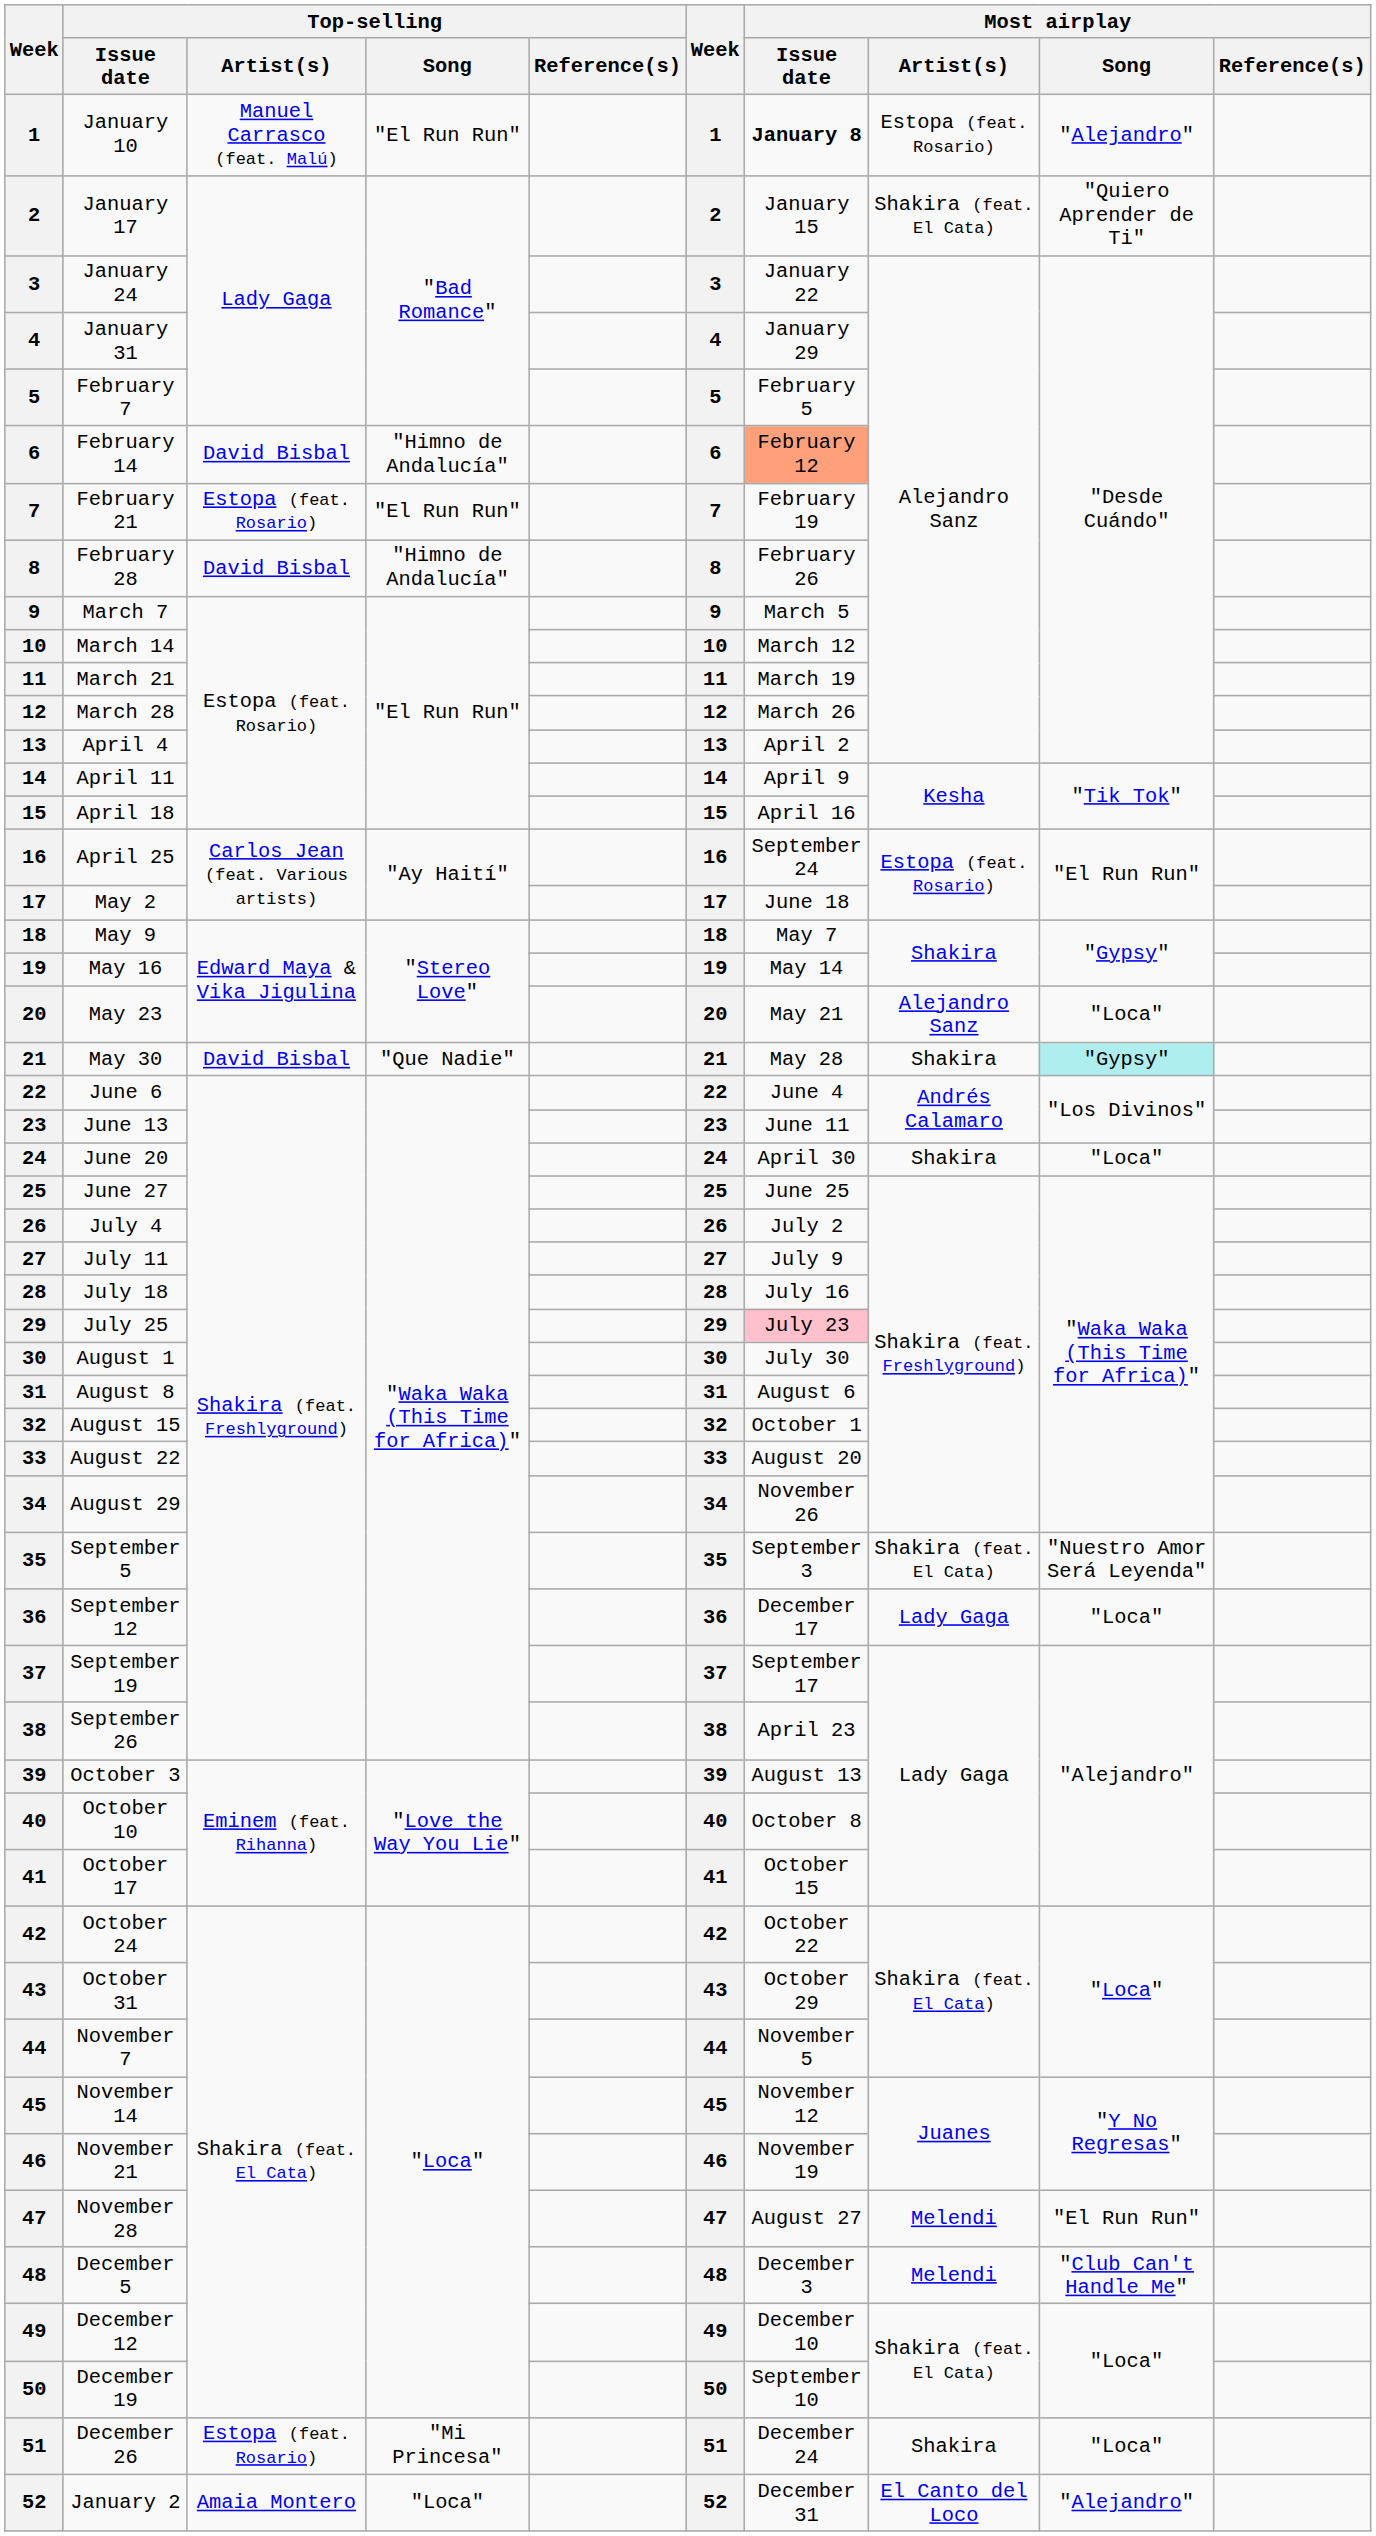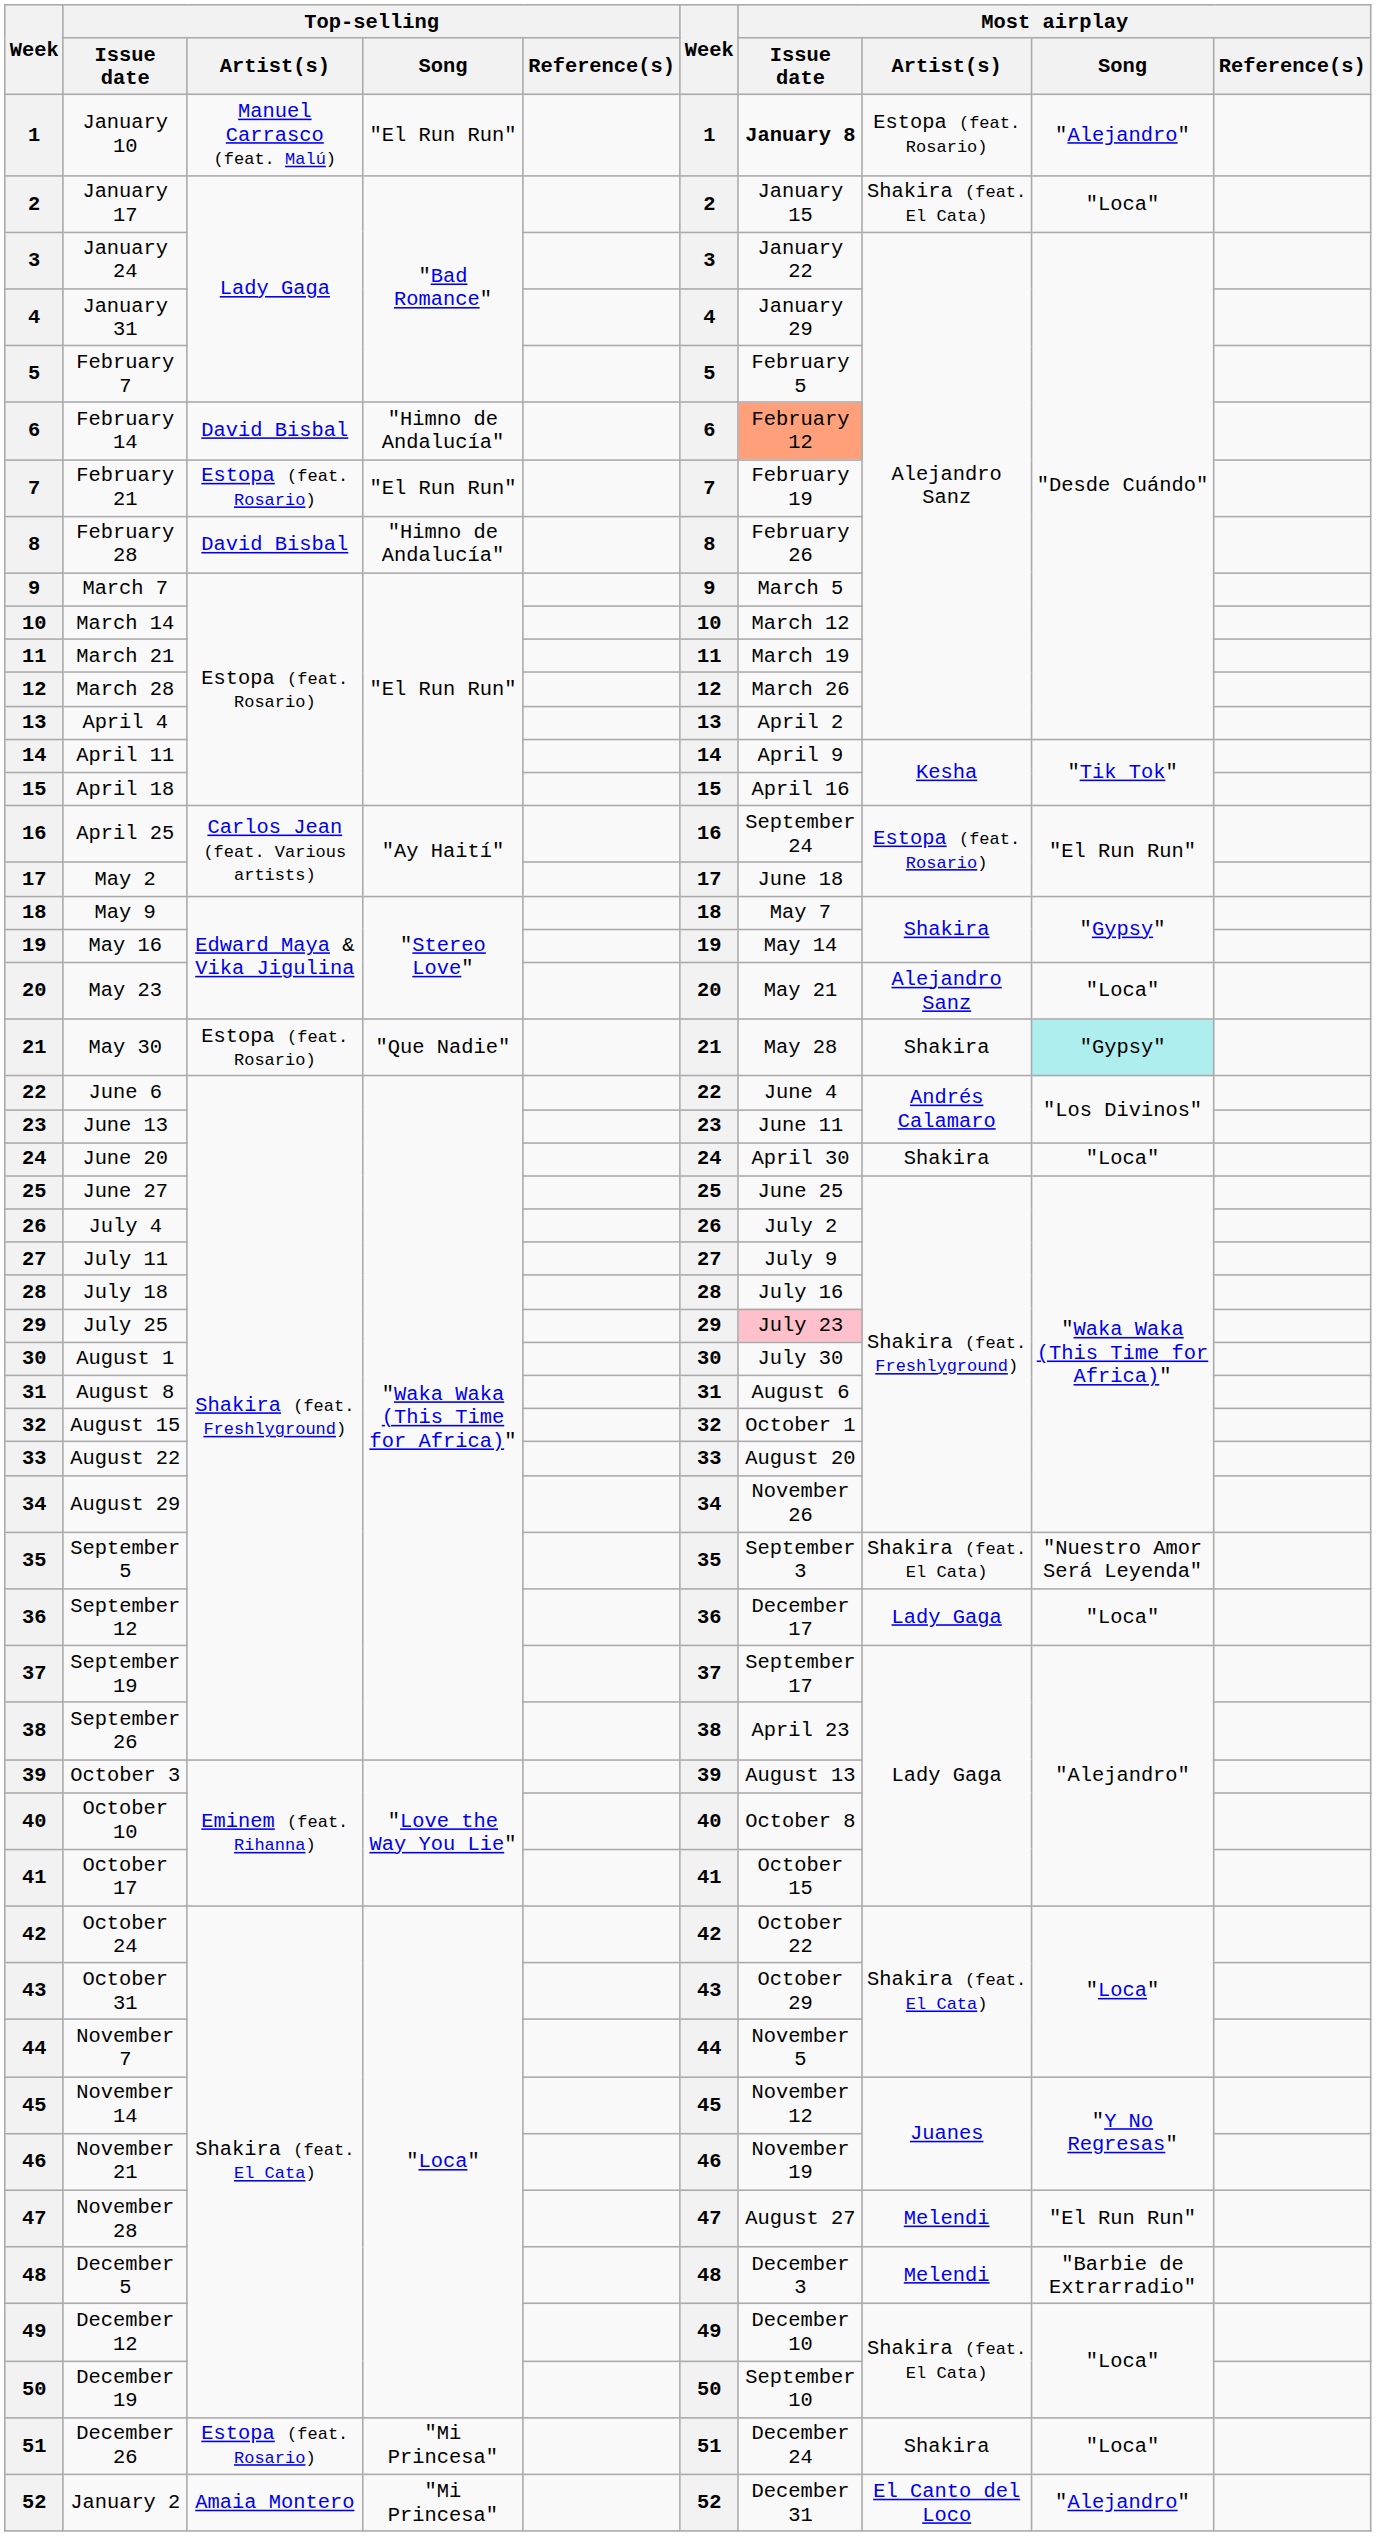(1127, 215) "Quiero Aprender de Ti" -> (1123, 204) "Loca"
(276, 1059) David Bisbal -> (275, 1047) Estopa (feat. Rosario)
(1127, 2275) "Club Can't Handle Me" -> (1123, 2275) "Barbie de Extrarradio"
(447, 2503) "Loca" -> (443, 2503) "Mi Princesa"
